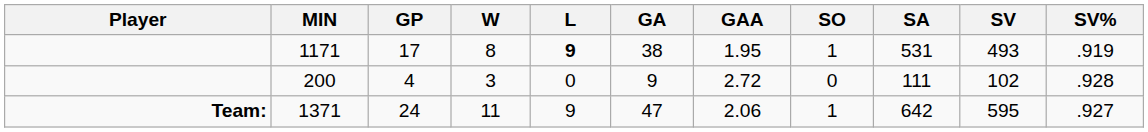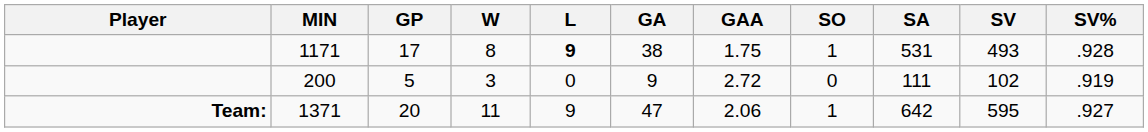(742, 50) 1.95 -> (742, 50) 1.75
(1095, 50) .919 -> (1095, 50) .928
(409, 80) 4 -> (409, 80) 5
(1095, 80) .928 -> (1095, 80) .919
(409, 111) 24 -> (409, 111) 20
